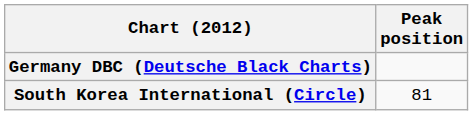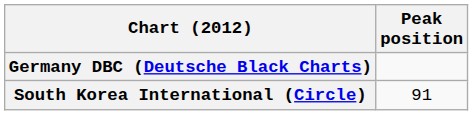(422, 95) 81 -> (422, 95) 91
